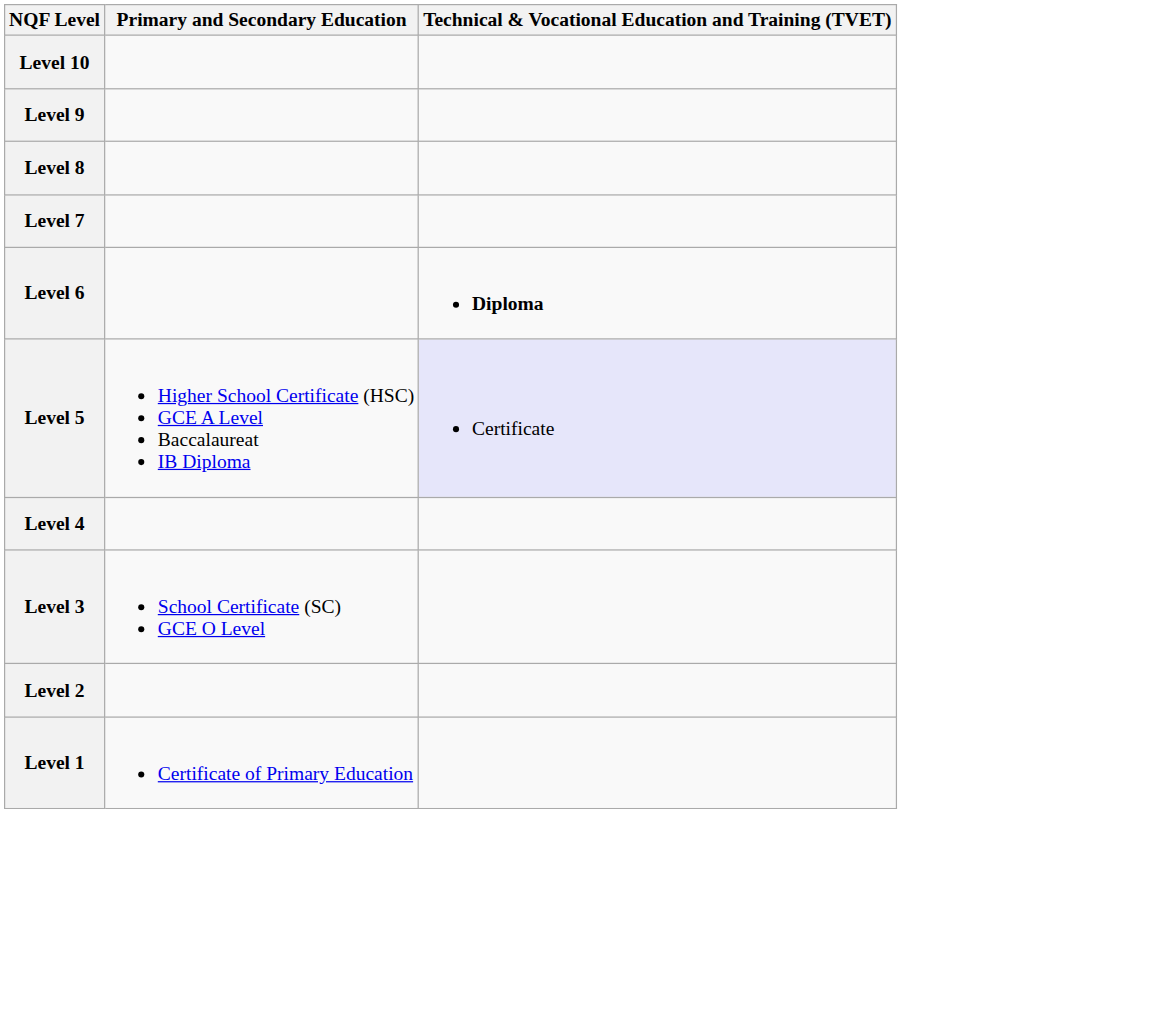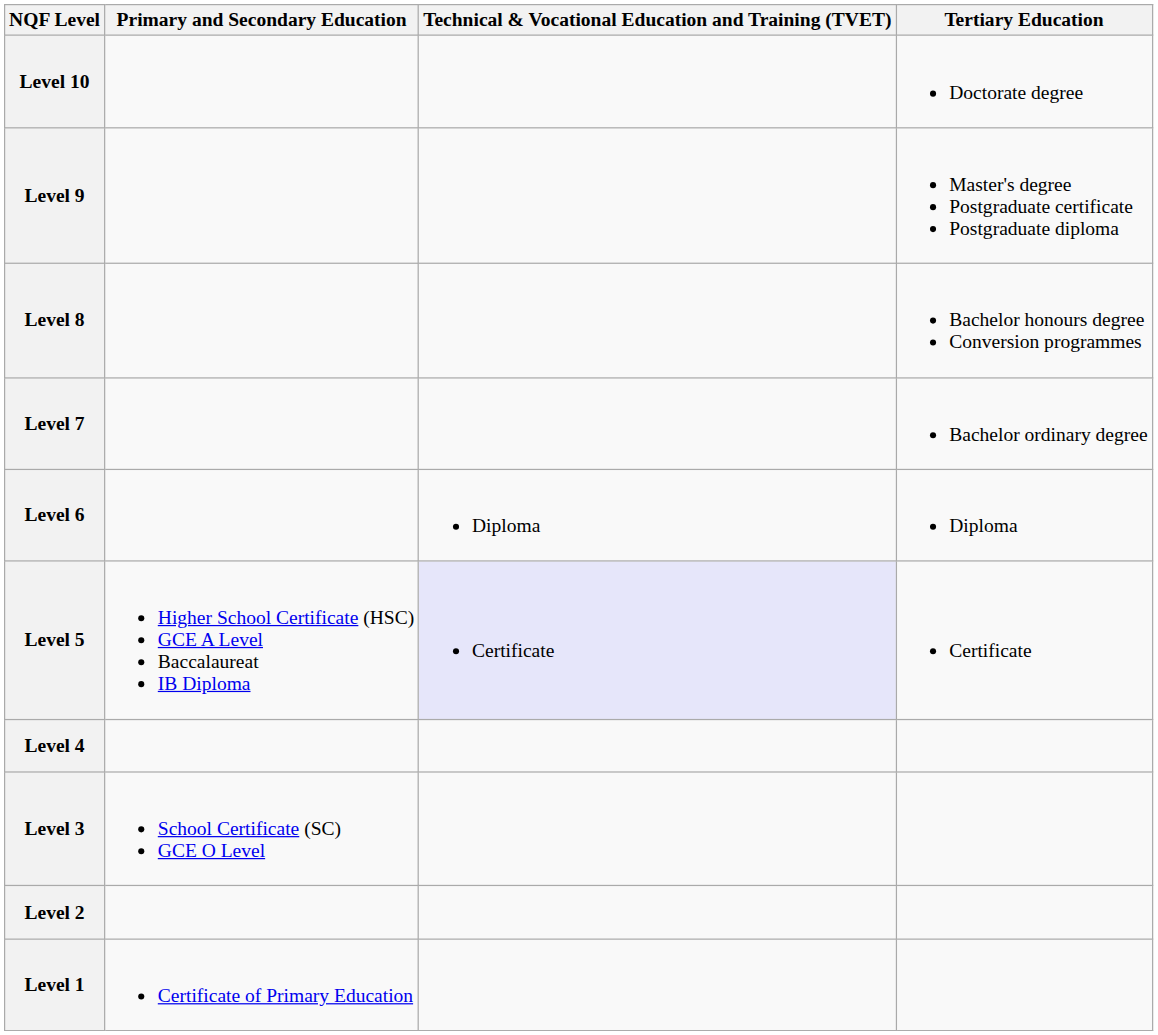+ column: (1024, 19)
(657, 304) bold -> (657, 526) normal
